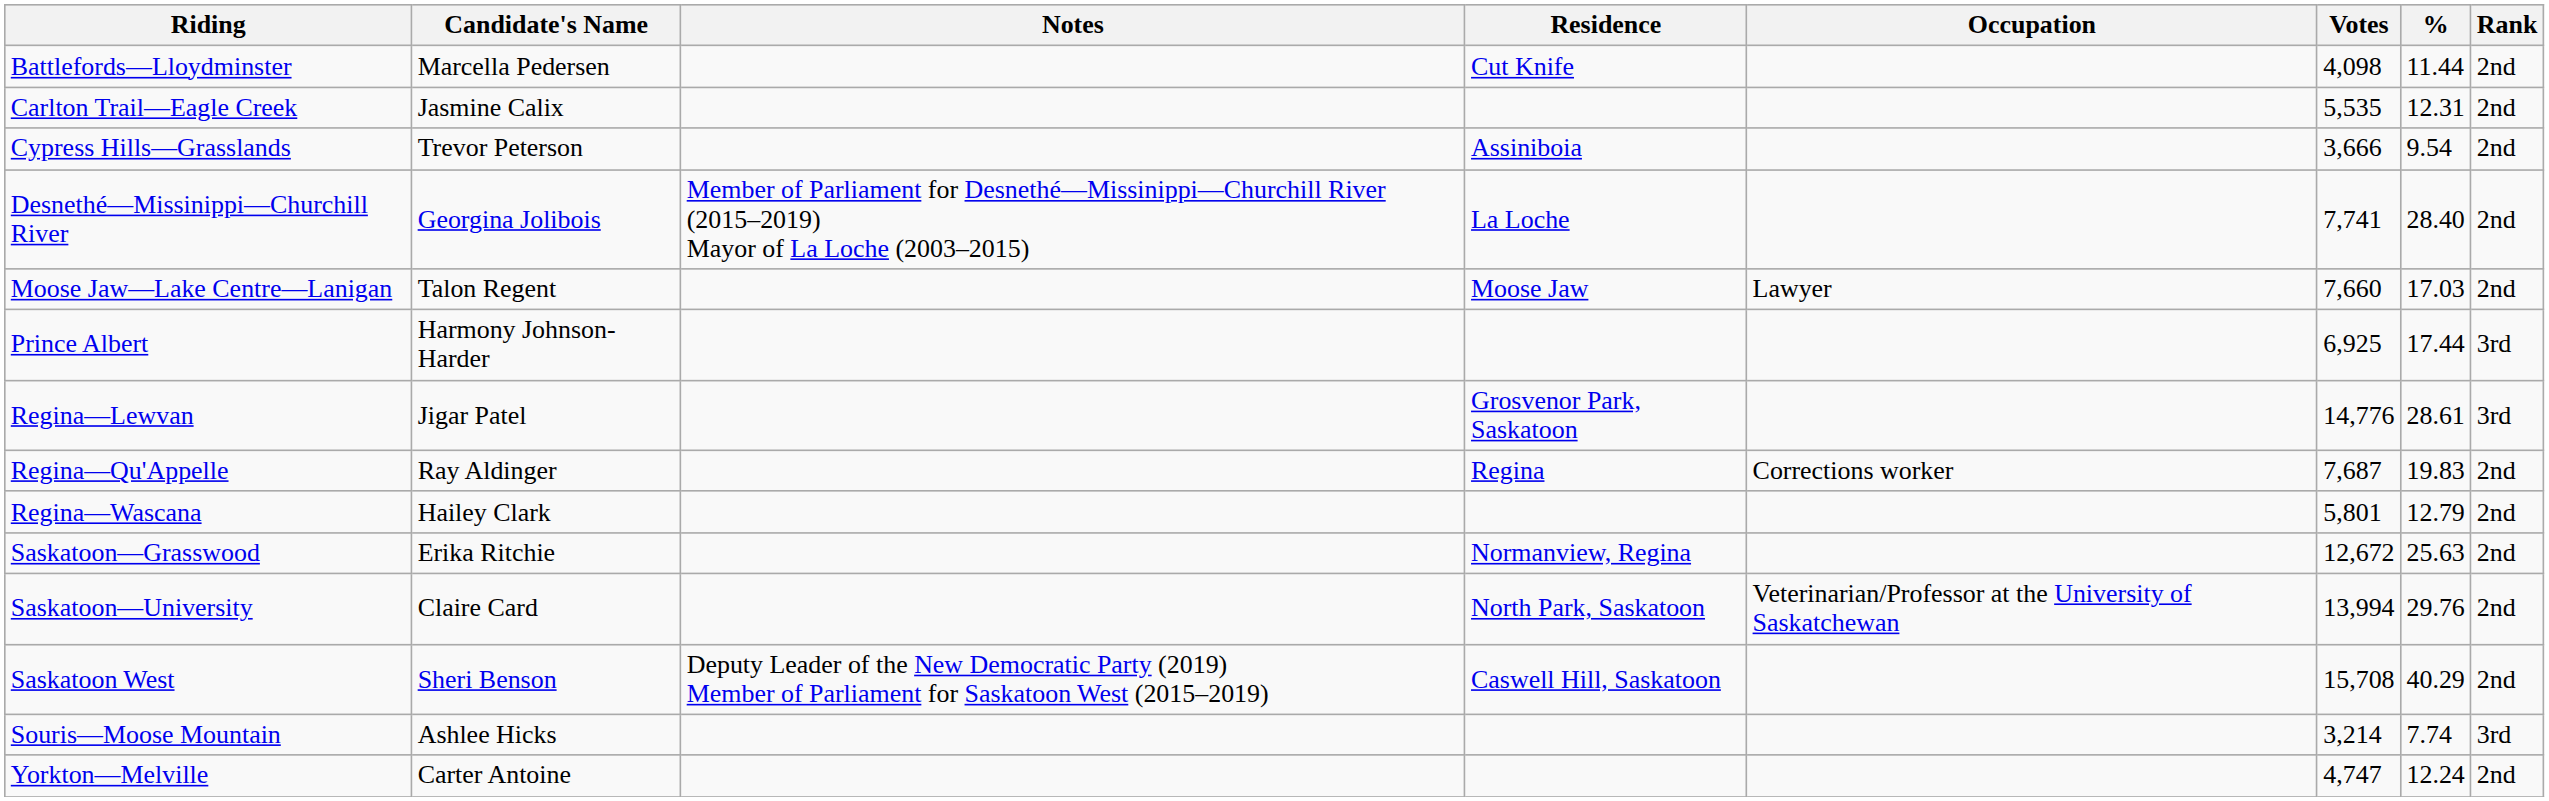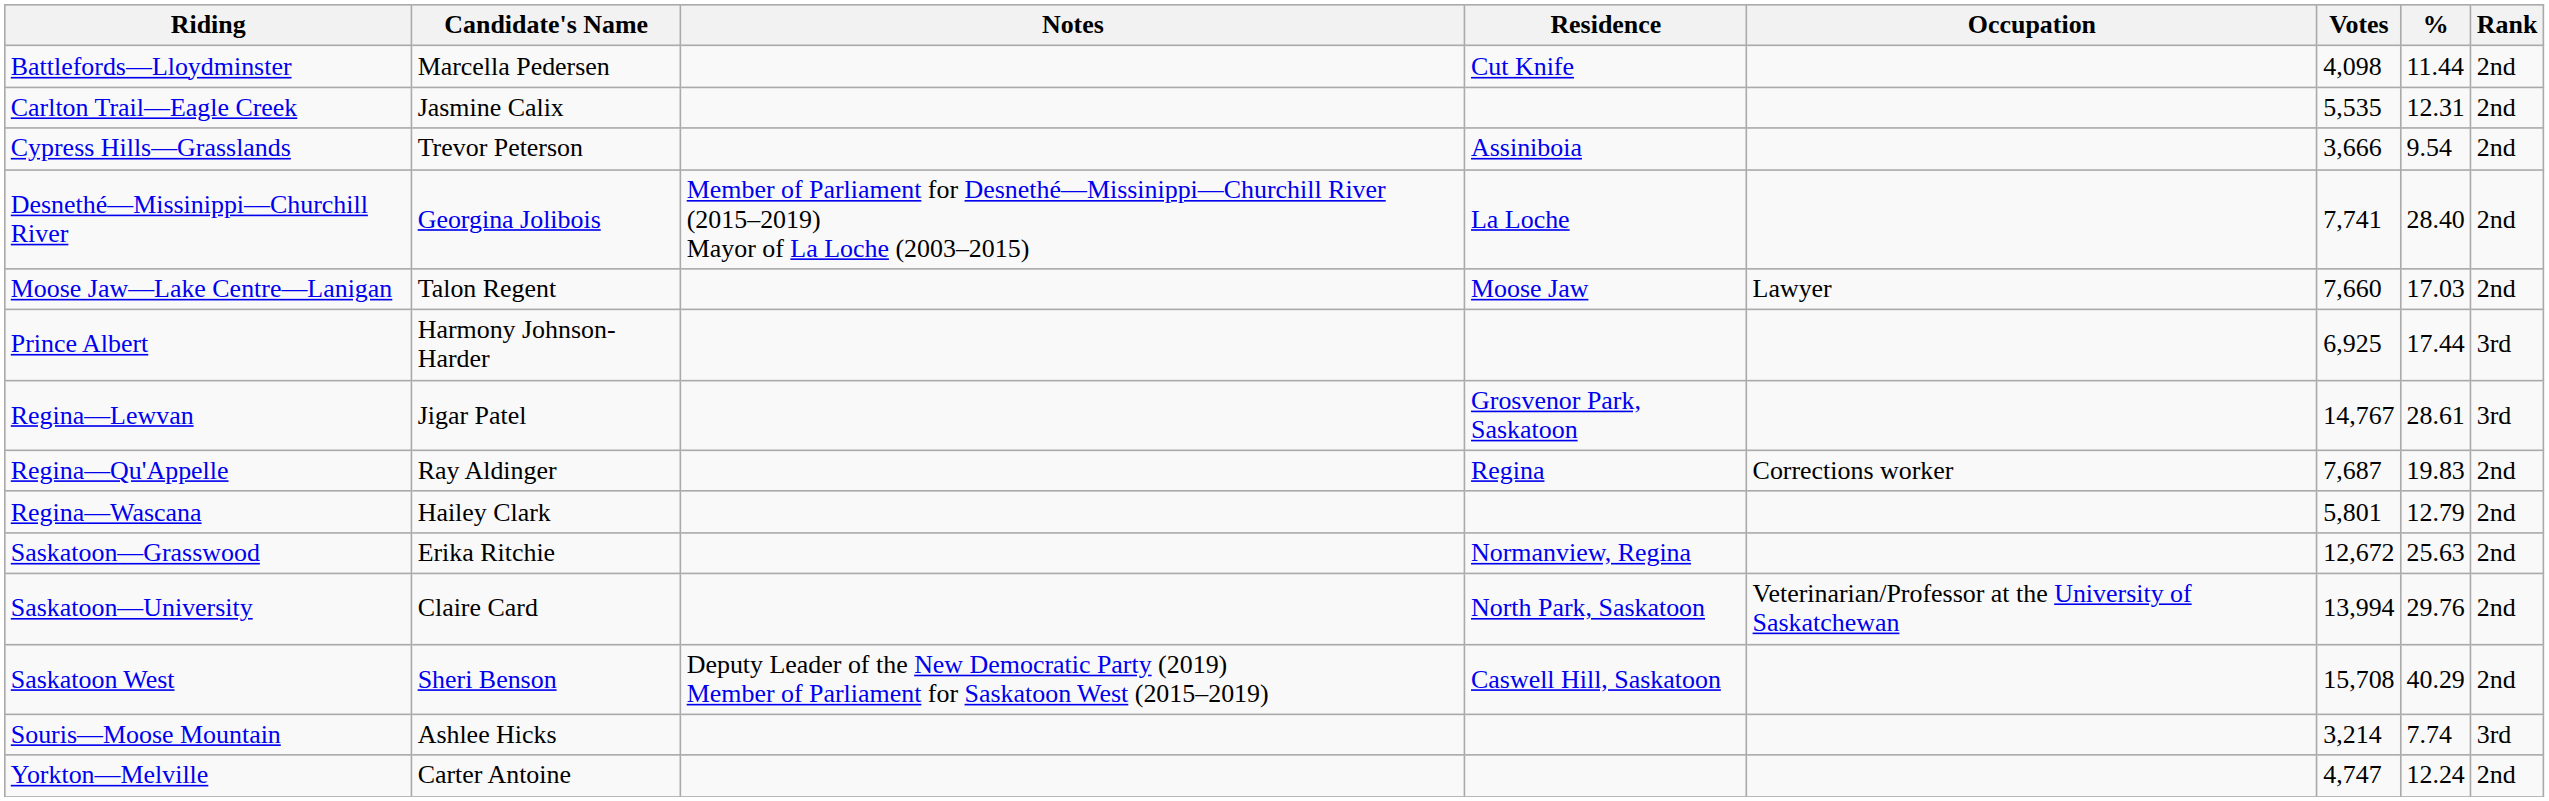(2359, 414) 14,776 -> (2359, 414) 14,767
